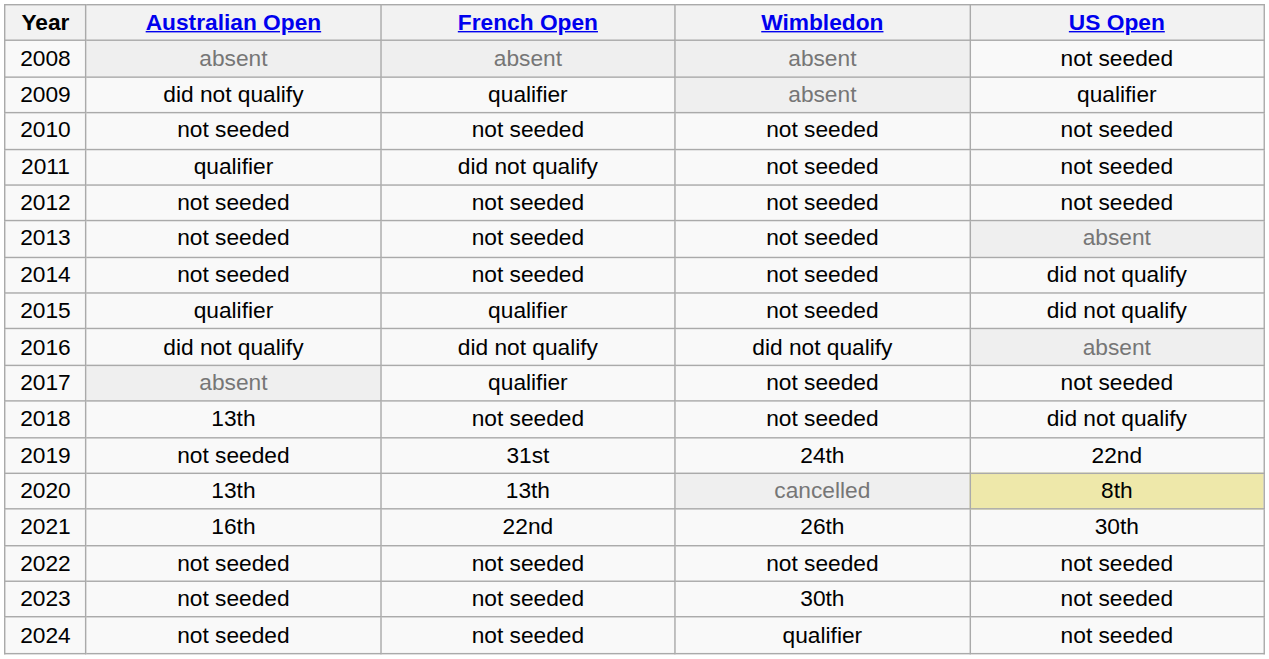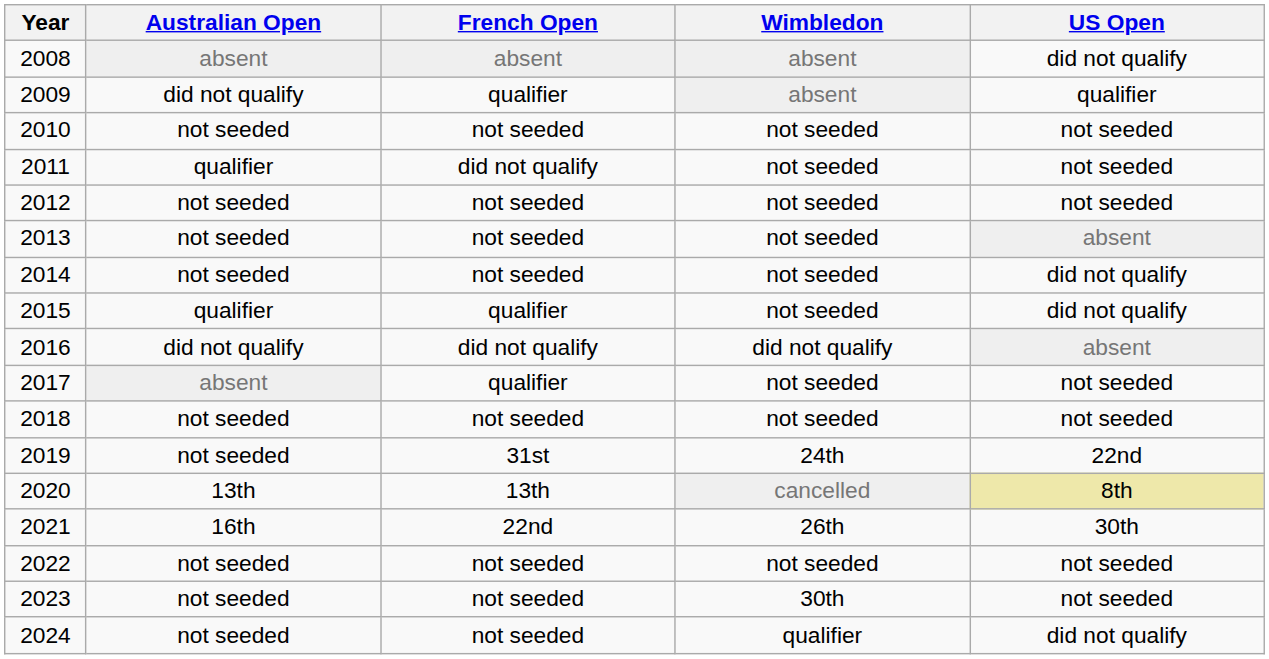(1117, 58) not seeded -> (1117, 58) did not qualify
(233, 418) 13th -> (233, 418) not seeded
(1117, 418) did not qualify -> (1117, 418) not seeded
(1117, 635) not seeded -> (1117, 635) did not qualify
